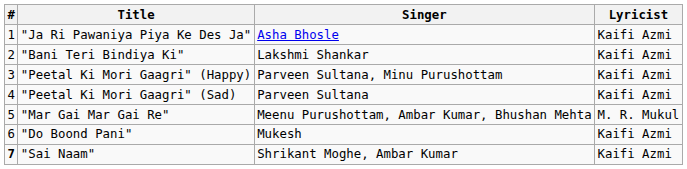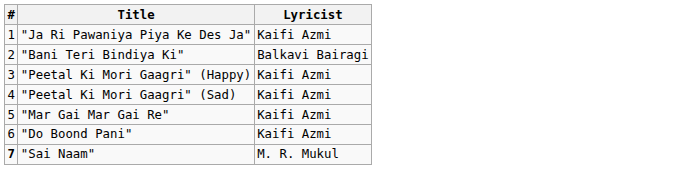- column: (424, 15)
(635, 55) Kaifi Azmi -> (313, 55) Balkavi Bairagi
(638, 114) M. R. Mukul -> (294, 114) Kaifi Azmi
(635, 154) Kaifi Azmi -> (298, 154) M. R. Mukul
